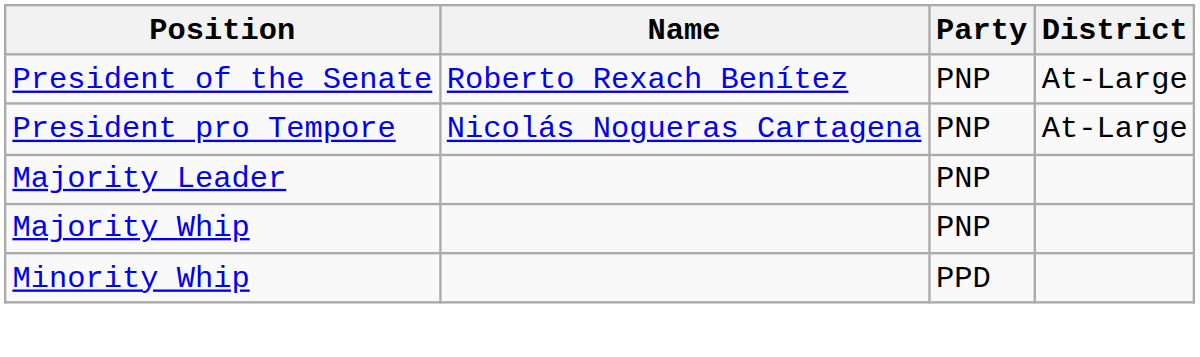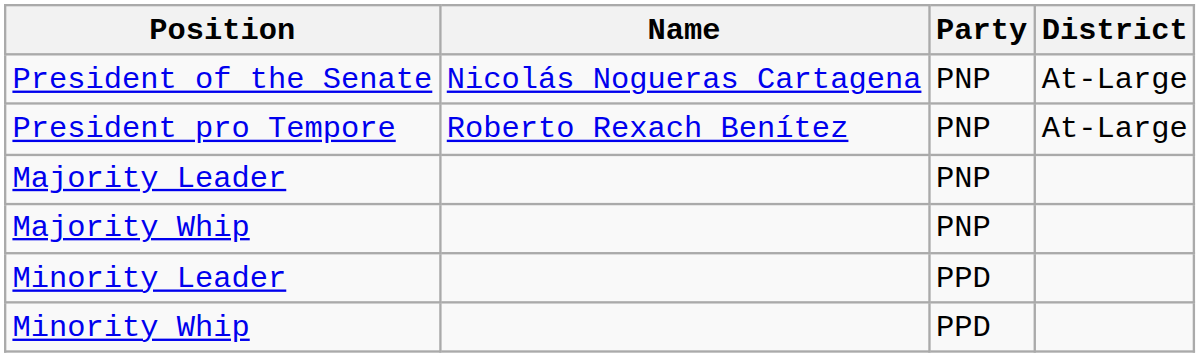(648, 80) Roberto Rexach Benítez -> (684, 80) Nicolás Nogueras Cartagena
(684, 129) Nicolás Nogueras Cartagena -> (648, 129) Roberto Rexach Benítez
+ row: (149, 278)
